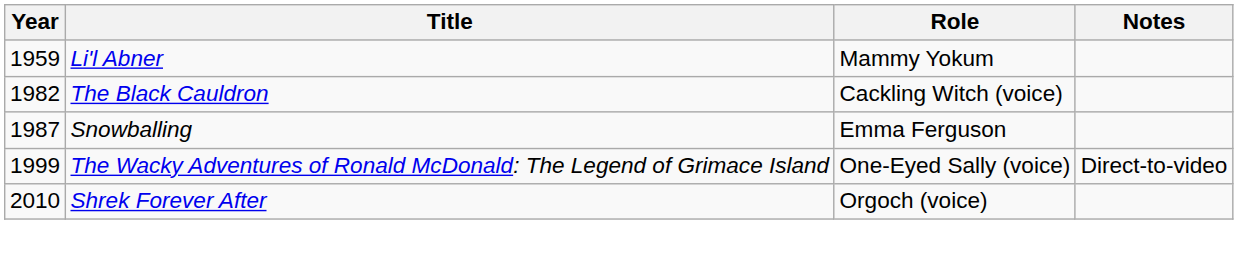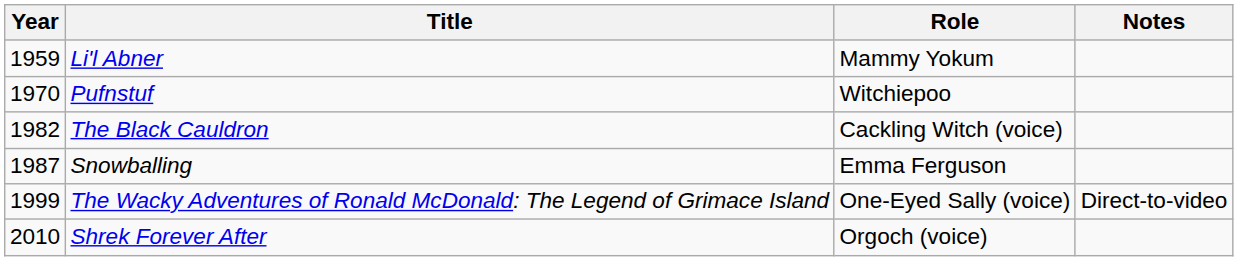+ row: (112, 93)
